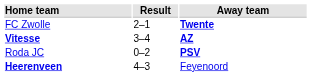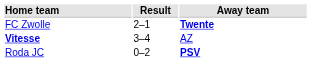(187, 39) bold -> (186, 39) normal
- row: (33, 66)
